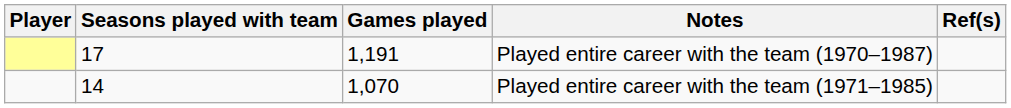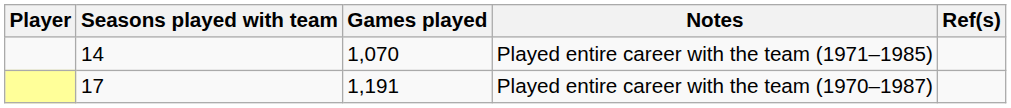rows swapped: (715, 53) <-> (715, 86)
